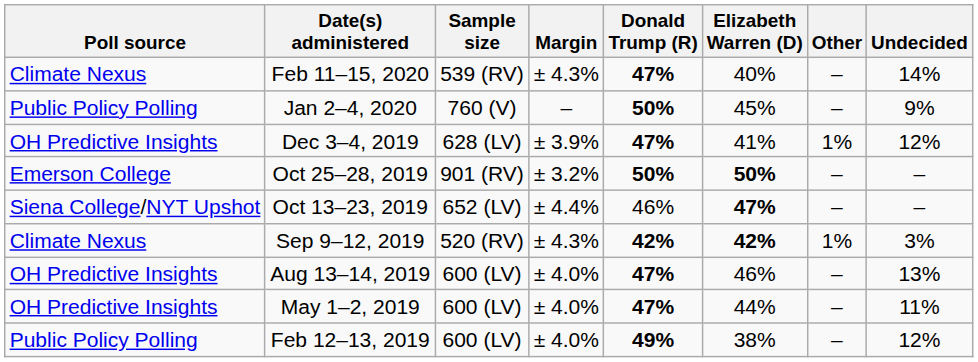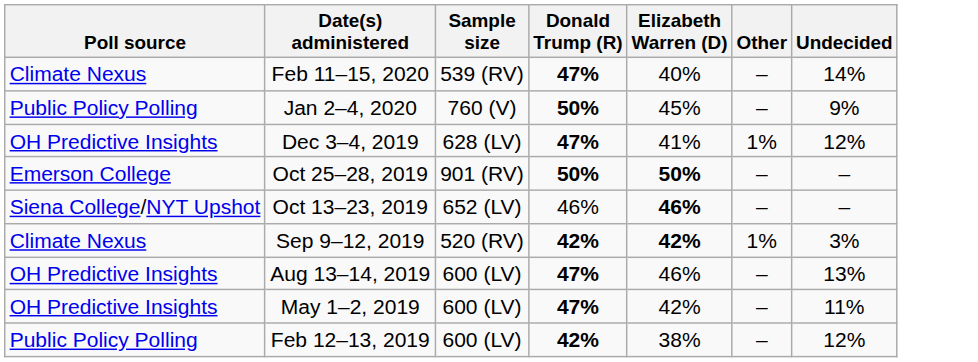- column: (566, 42)
(755, 207) 47% -> (680, 207) 46%
(755, 307) 44% -> (680, 307) 42%
(653, 340) 49% -> (578, 340) 42%
